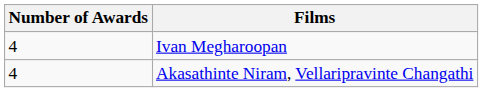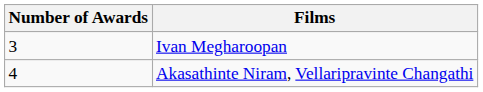(13, 45) 4 -> (13, 45) 3
